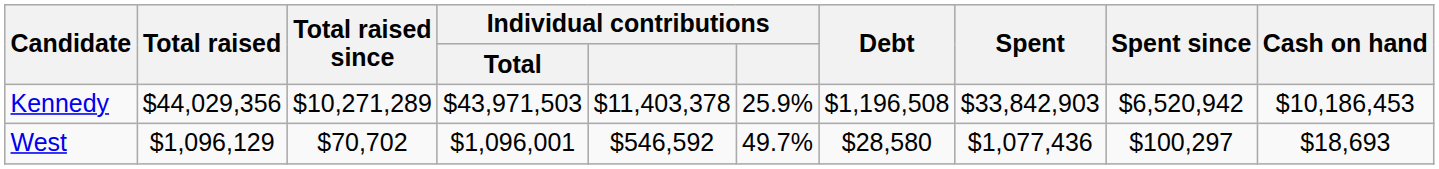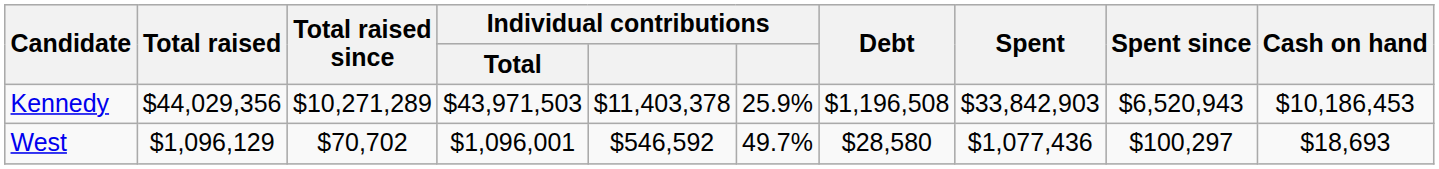(1181, 103) $6,520,942 -> (1181, 103) $6,520,943
